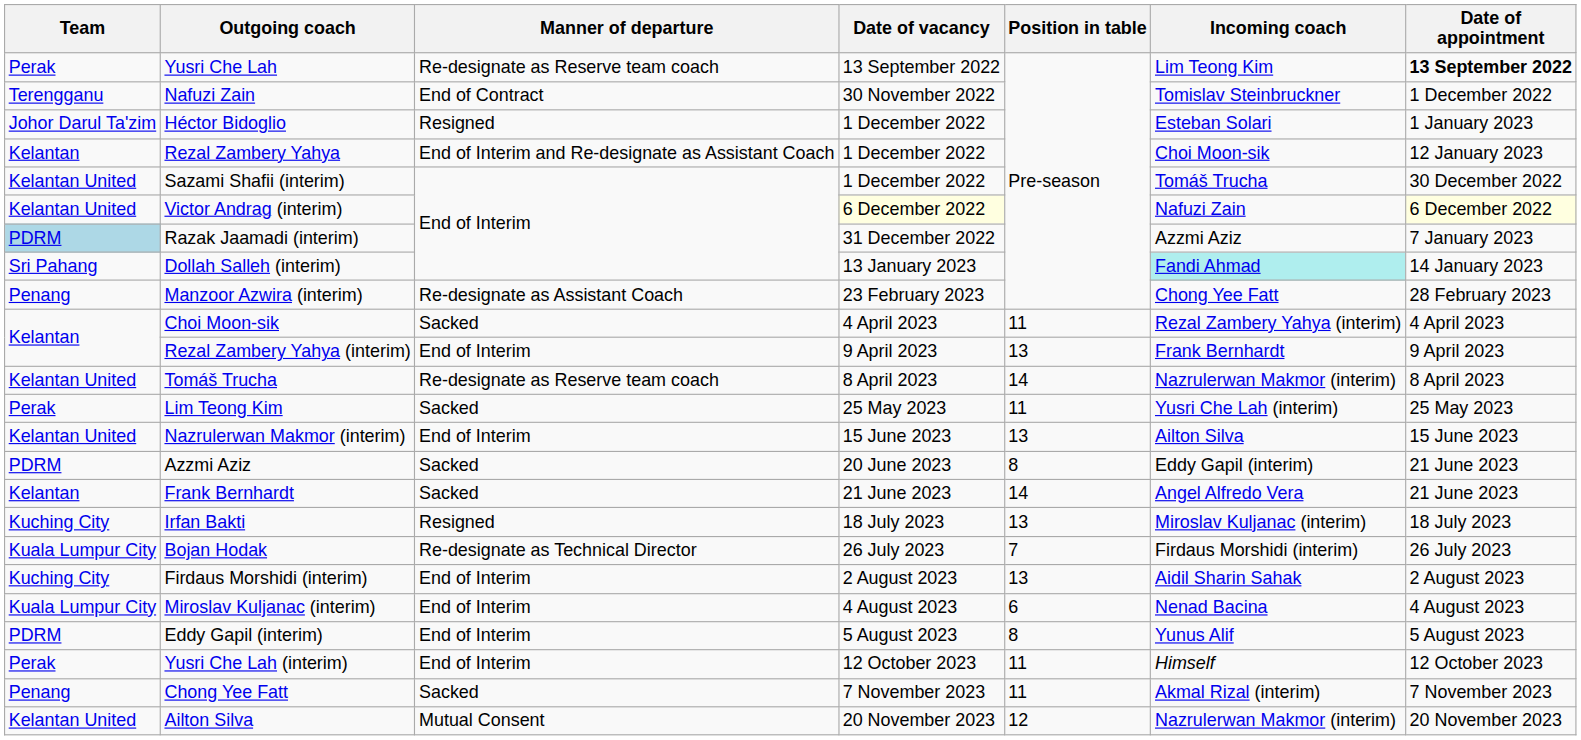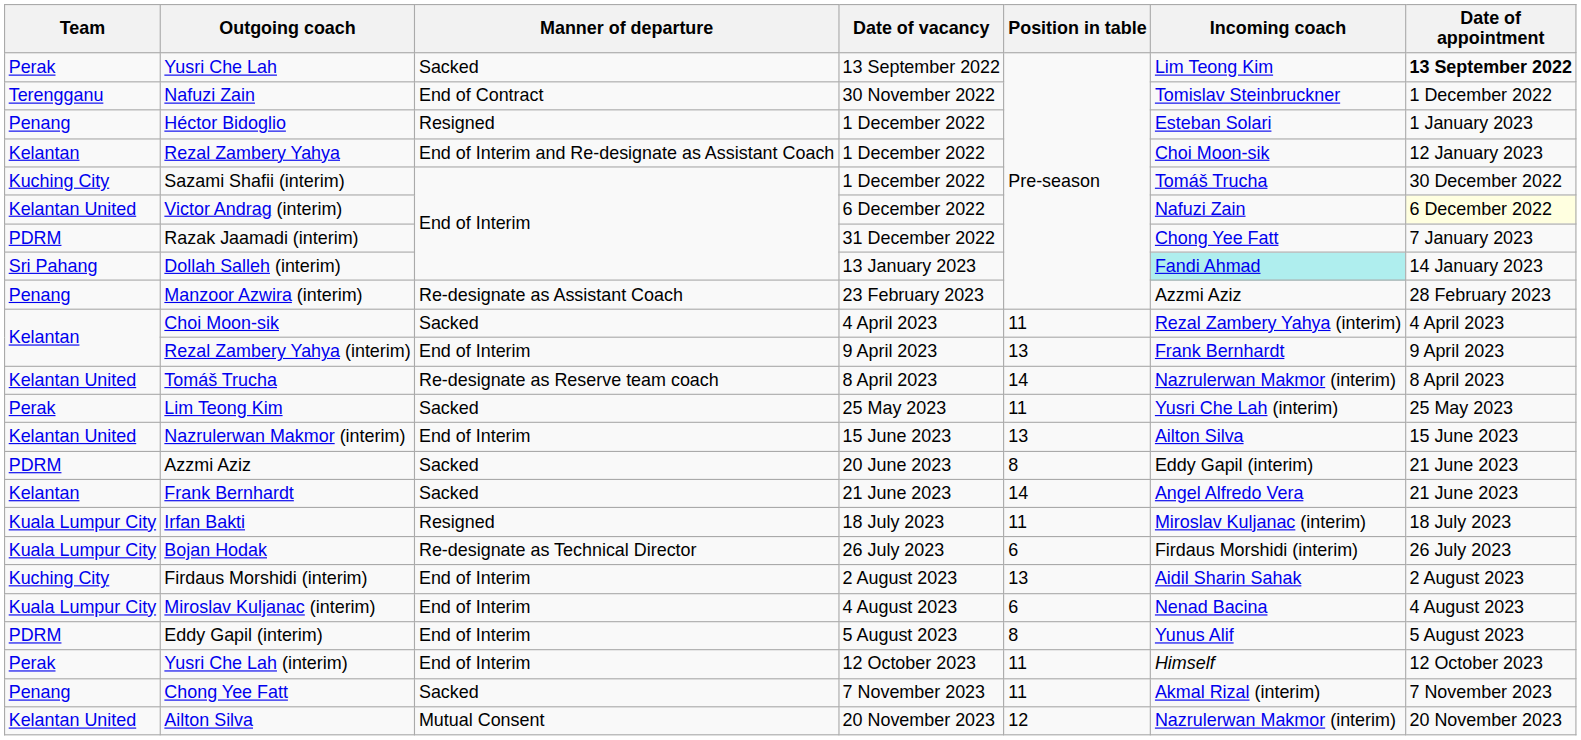(569, 67) Re-designate as Reserve team coach -> (449, 67) Sacked
(82, 124) Johor Darul Ta'zim -> (40, 124) Penang
(72, 180) Kelantan United -> (59, 180) Kuching City
(914, 209) lightyellow background -> (914, 209) no background
(35, 237) lightblue background -> (35, 237) no background
(1198, 237) Azzmi Aziz -> (1217, 237) Chong Yee Fatt
(1217, 294) Chong Yee Fatt -> (1198, 294) Azzmi Aziz
(59, 522) Kuching City -> (82, 522) Kuala Lumpur City
(1018, 522) 13 -> (1018, 522) 11
(1013, 550) 7 -> (1013, 550) 6
